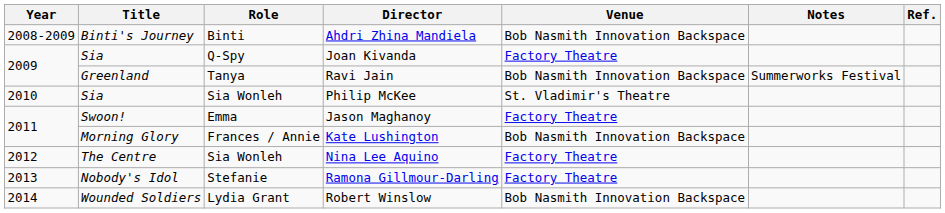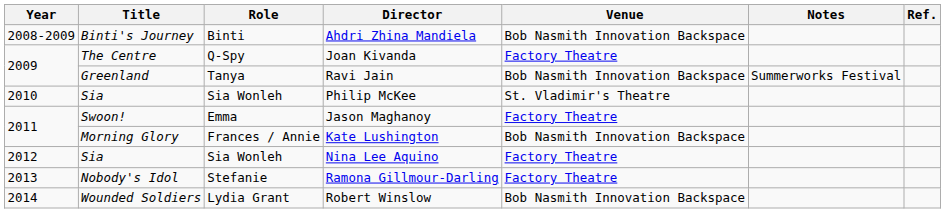(92, 55) Sia -> (119, 55) The Centre
(119, 157) The Centre -> (92, 157) Sia
